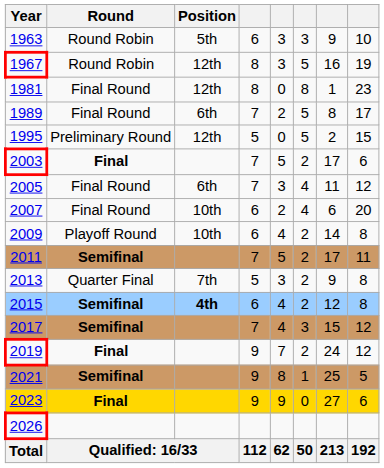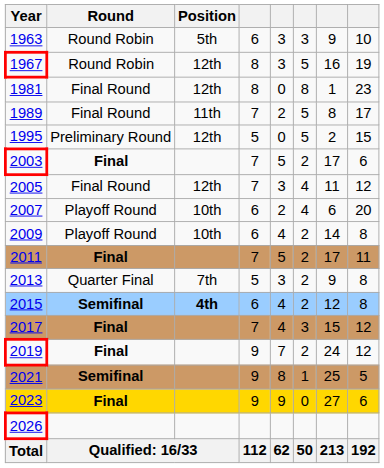(207, 113) 6th -> (207, 113) 11th
(207, 186) 6th -> (207, 186) 12th
(111, 210) Final Round -> (111, 210) Playoff Round
(111, 256) Semifinal -> (111, 256) Final
(111, 327) Semifinal -> (111, 327) Final
